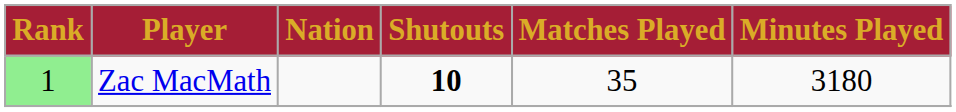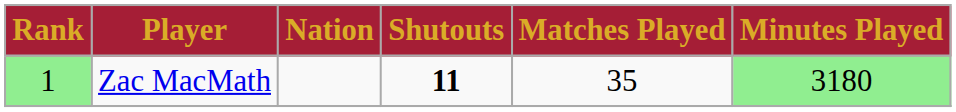(446, 80) 10 -> (446, 80) 11
(842, 80) no background -> (842, 80) lightgreen background
